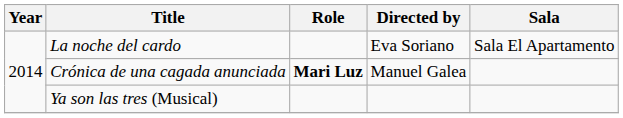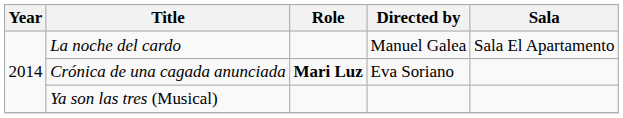(412, 44) Eva Soriano -> (418, 44) Manuel Galea
(418, 71) Manuel Galea -> (412, 71) Eva Soriano
